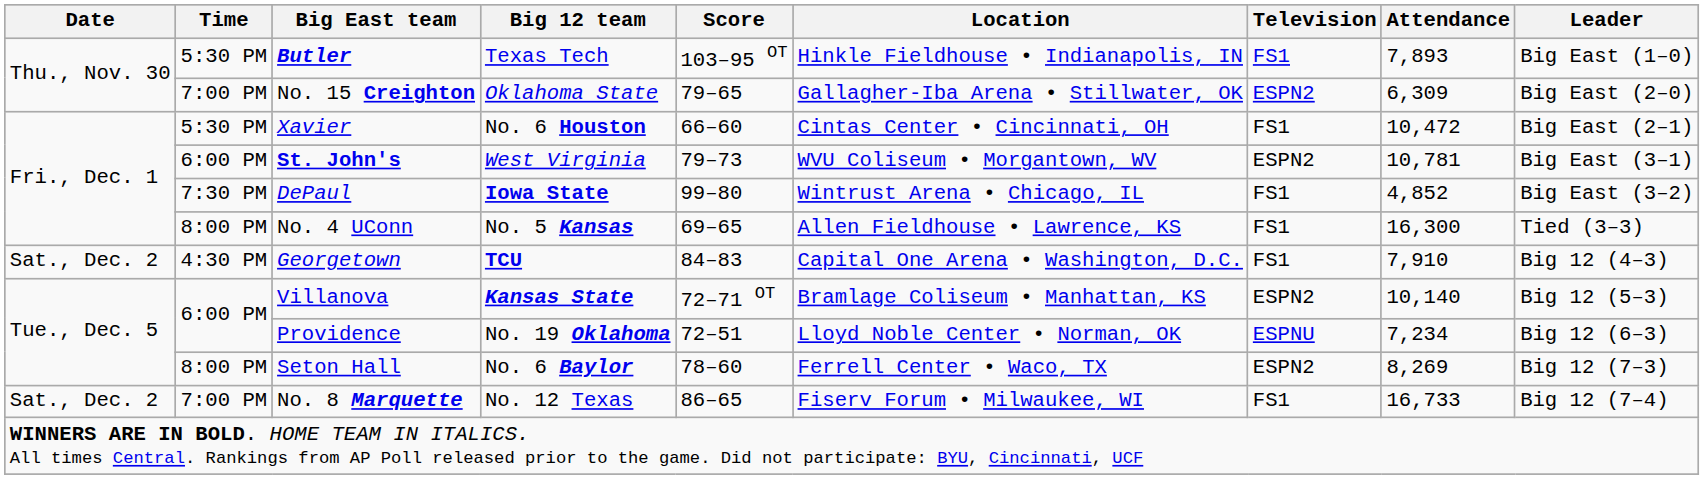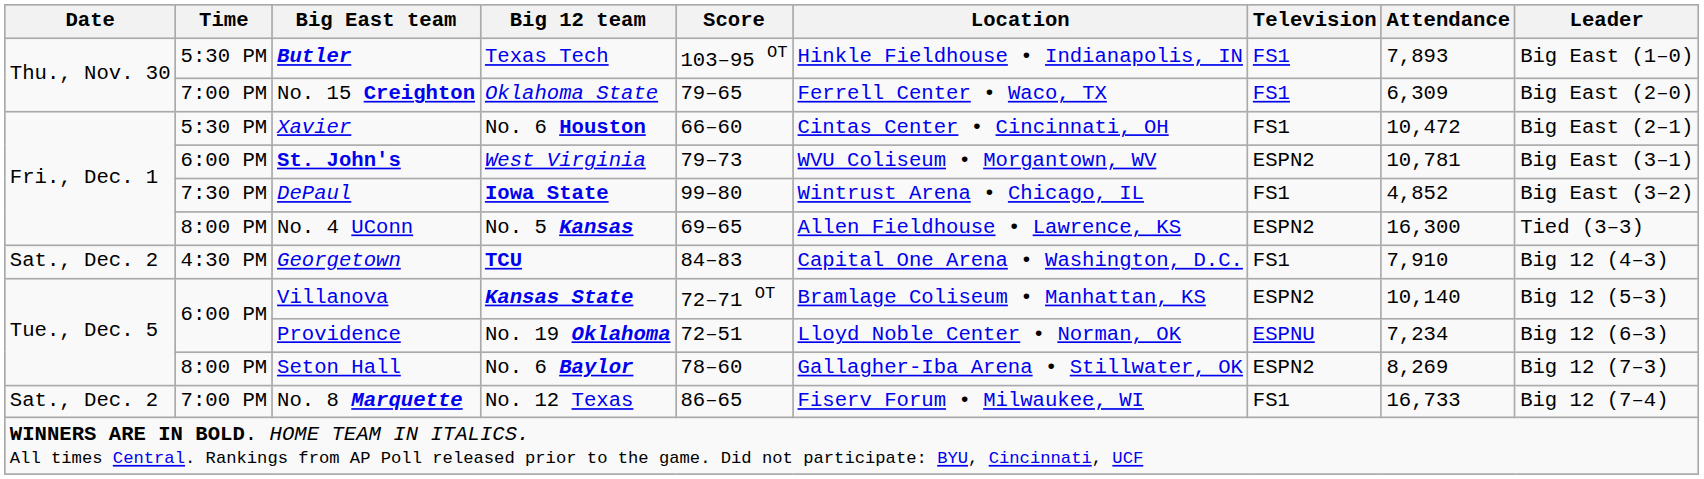(1020, 95) Gallagher-Iba Arena • Stillwater, OK -> (952, 95) Ferrell Center • Waco, TX
(1284, 95) ESPN2 -> (1271, 95) FS1
(1271, 228) FS1 -> (1284, 228) ESPN2
(952, 369) Ferrell Center • Waco, TX -> (1020, 369) Gallagher-Iba Arena • Stillwater, OK
